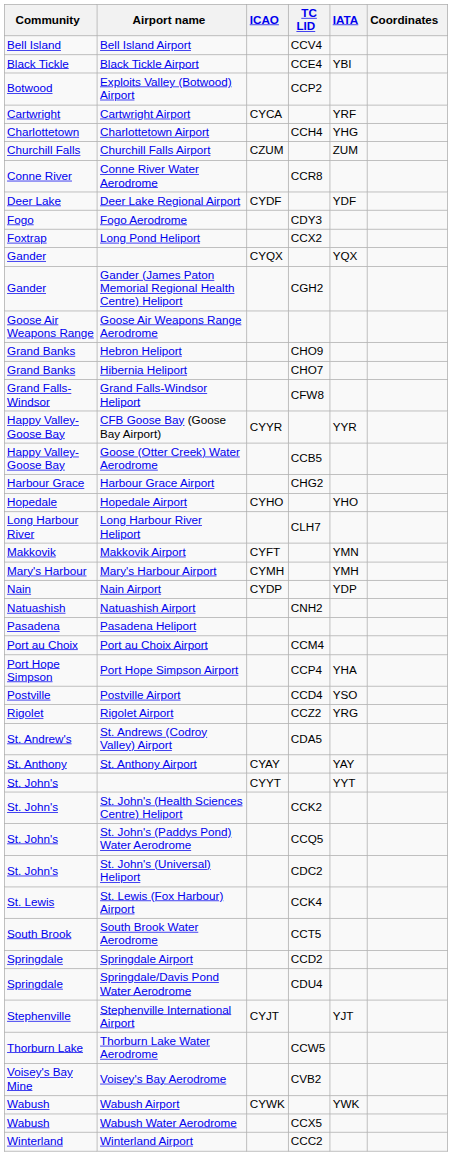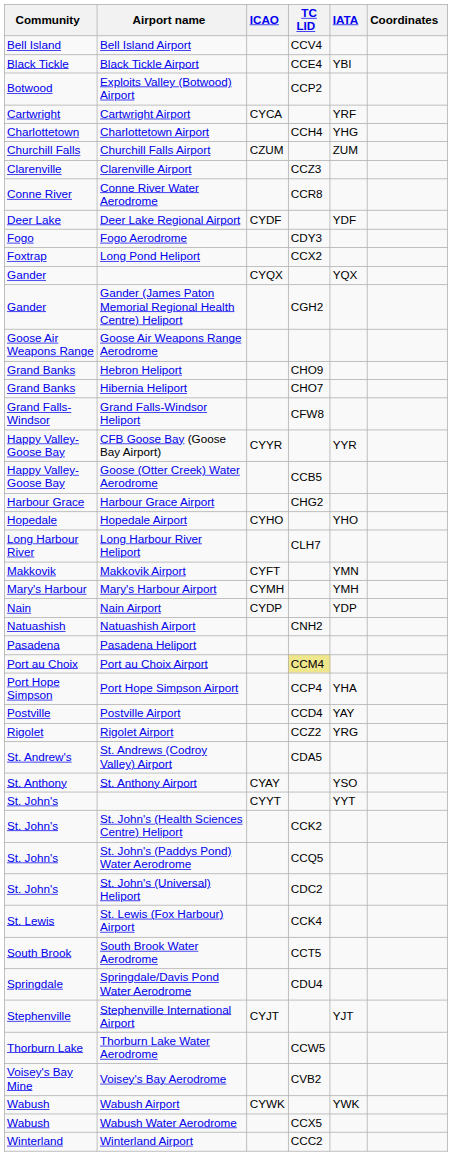+ row: (34, 169)
(307, 645) no background -> (307, 663) khaki background
(345, 695) YSO -> (344, 714) YAY
(344, 764) YAY -> (345, 782) YSO
- row: (35, 959)
